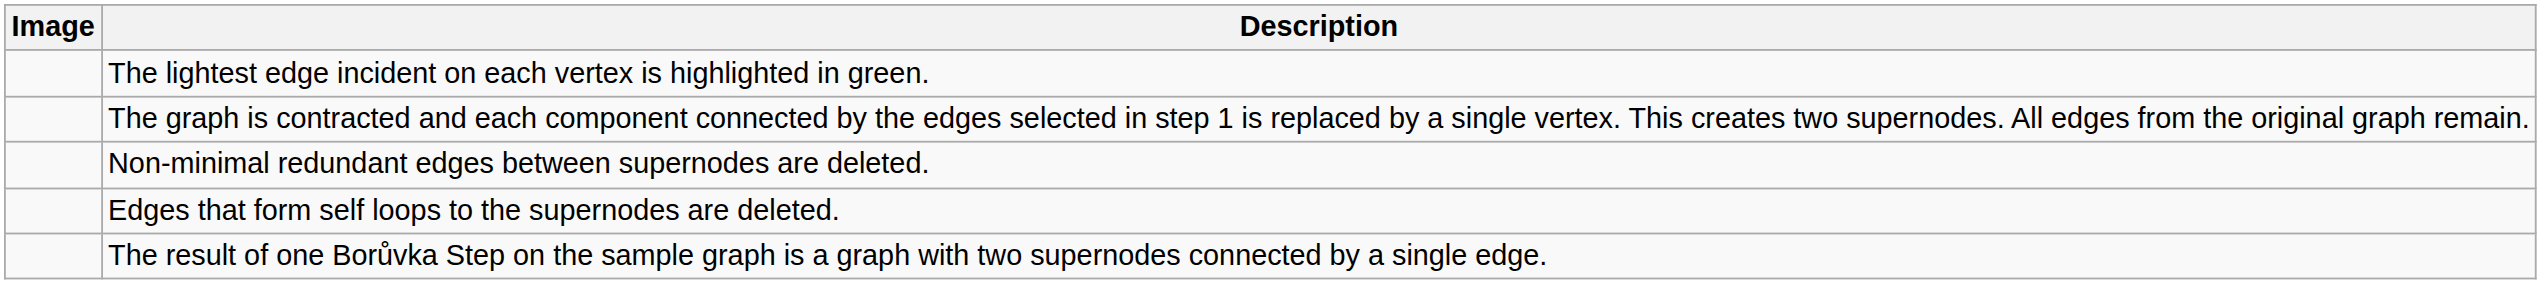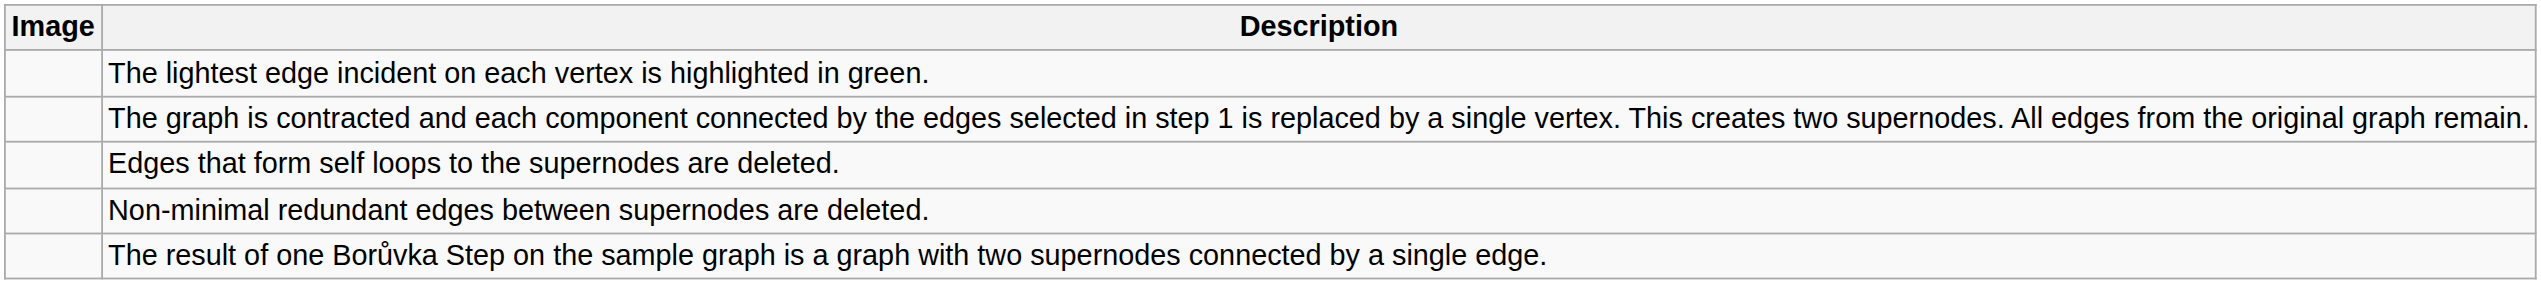rows swapped: (474, 210) <-> (519, 164)
